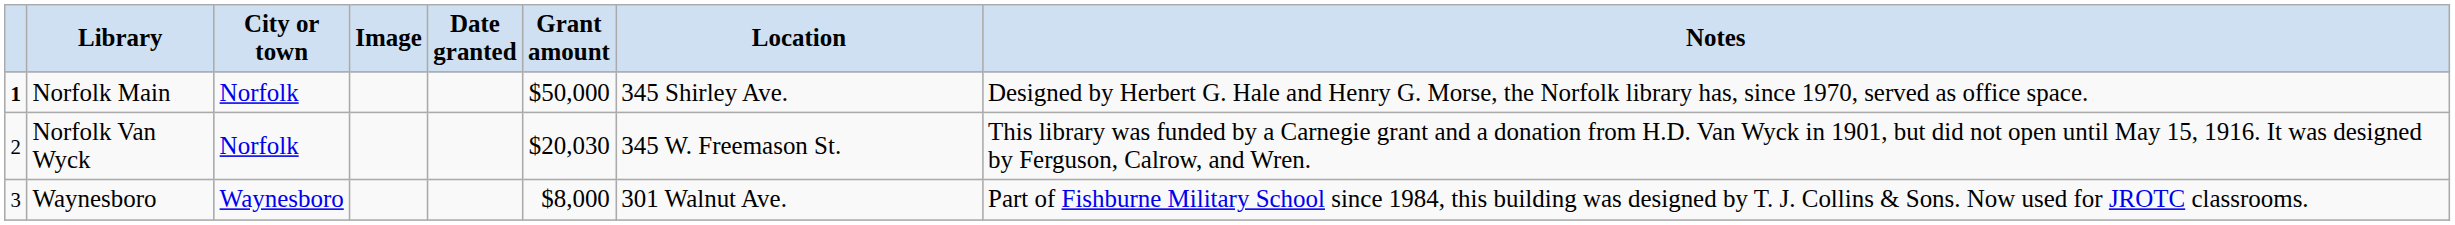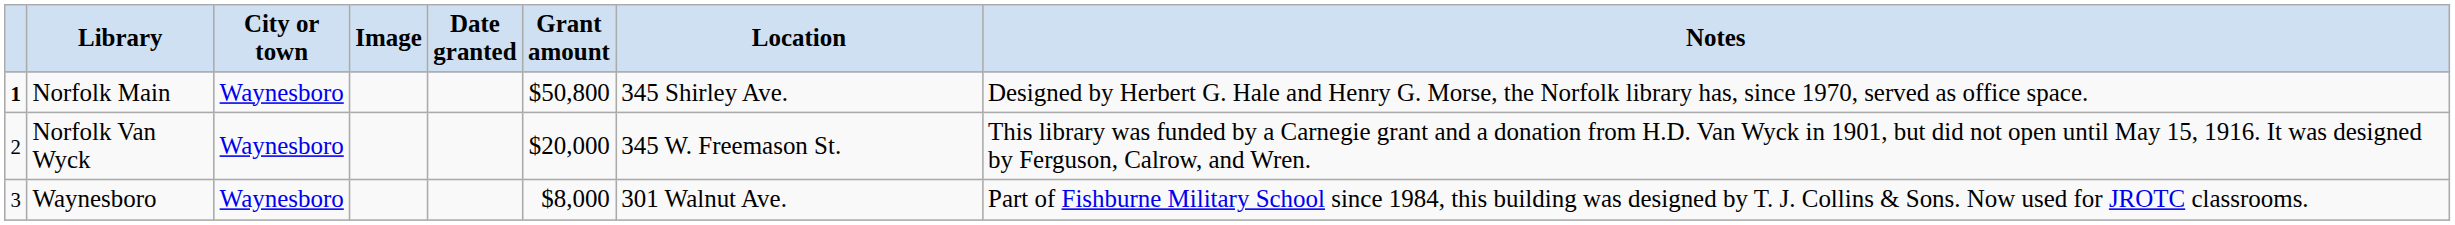(259, 91) Norfolk -> (282, 91) Waynesboro
(569, 91) $50,000 -> (569, 91) $50,800
(259, 145) Norfolk -> (282, 145) Waynesboro
(569, 145) $20,030 -> (569, 145) $20,000
